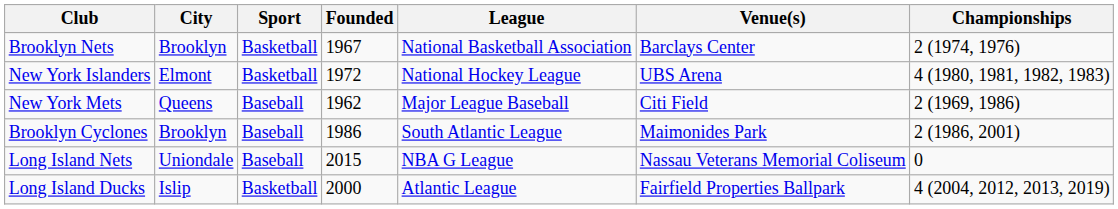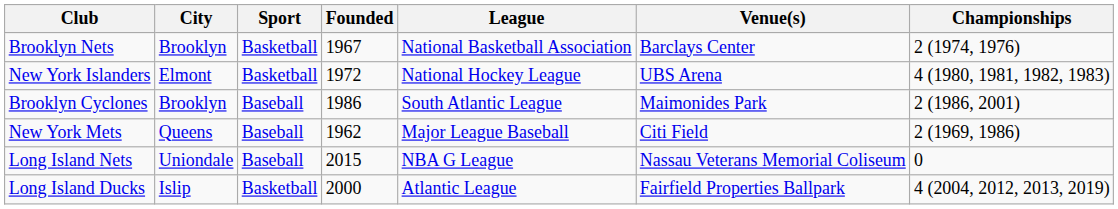rows swapped: (65, 103) <-> (78, 132)
